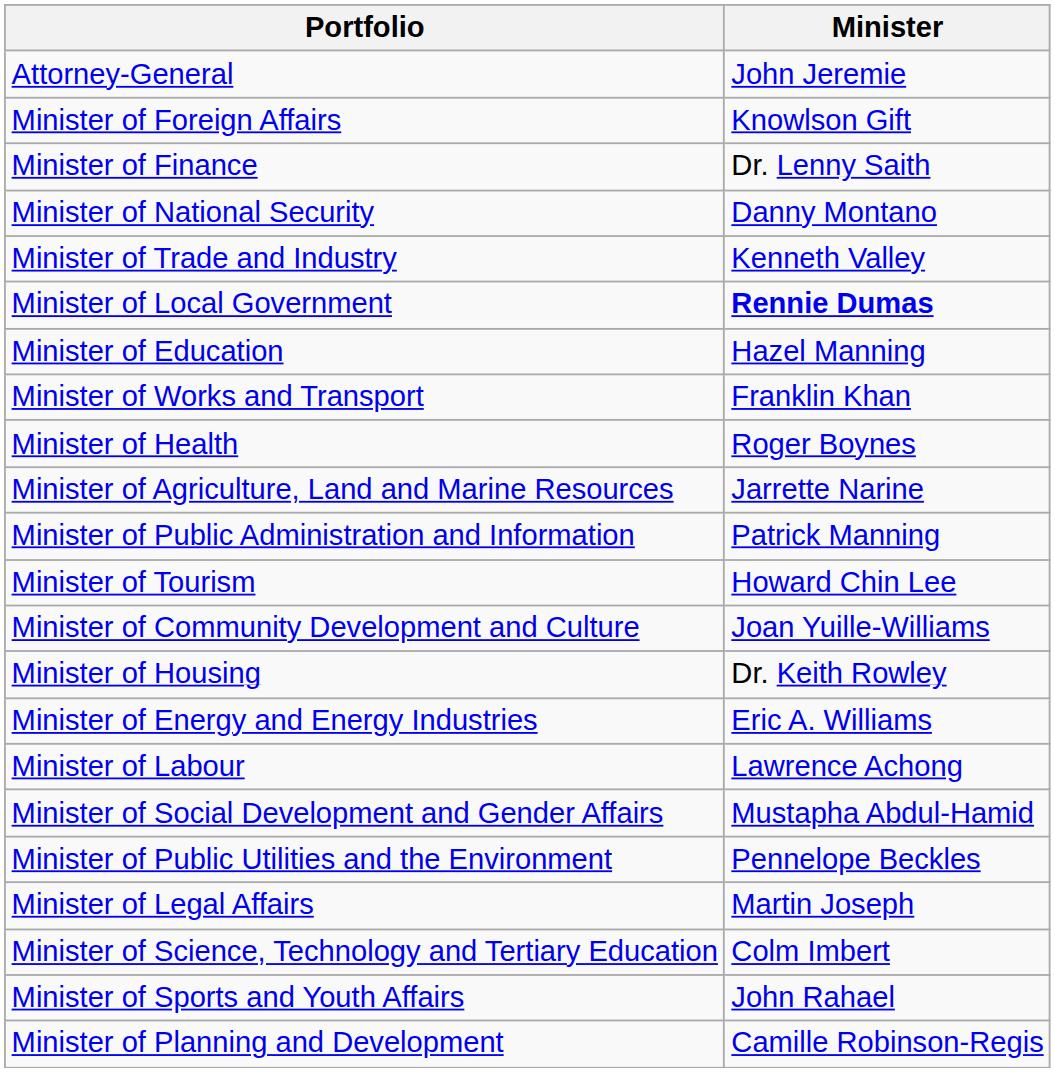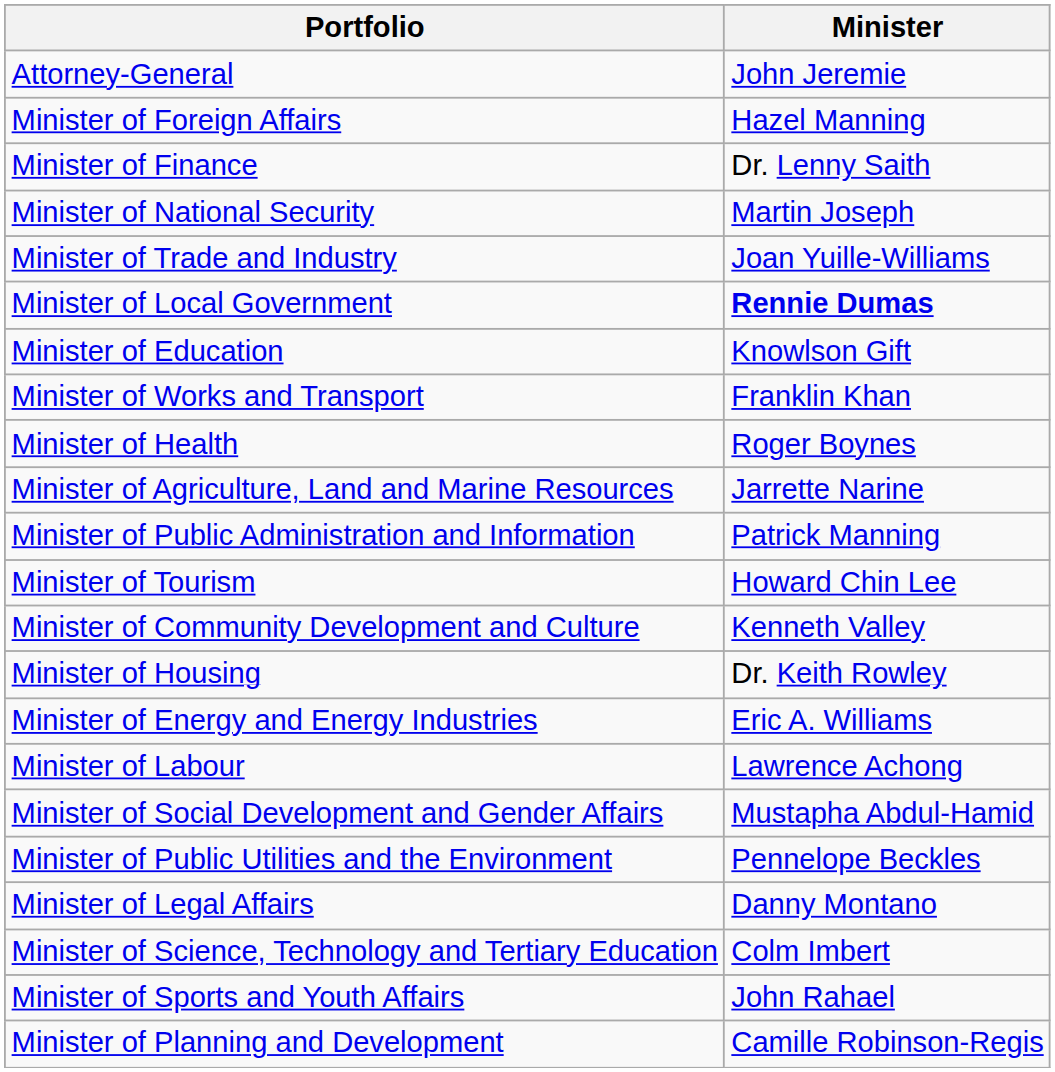(821, 119) Knowlson Gift -> (828, 119) Hazel Manning
(834, 212) Danny Montano -> (823, 212) Martin Joseph
(828, 258) Kenneth Valley -> (861, 258) Joan Yuille-Williams
(828, 350) Hazel Manning -> (821, 350) Knowlson Gift
(861, 627) Joan Yuille-Williams -> (828, 627) Kenneth Valley
(823, 905) Martin Joseph -> (834, 905) Danny Montano
